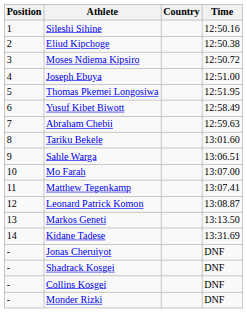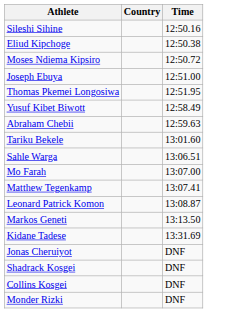- column: (24, 12)
